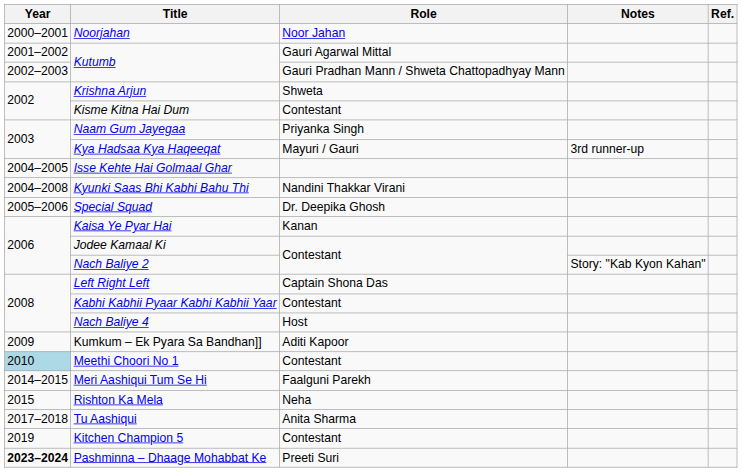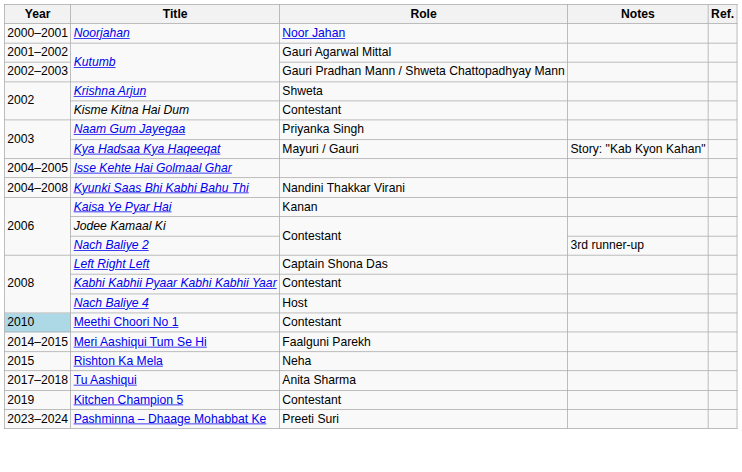(607, 149) 3rd runner-up -> (638, 149) Story: "Kab Kyon Kahan"
- row: (113, 206)
(638, 264) Story: "Kab Kyon Kahan" -> (607, 245) 3rd runner-up
- row: (168, 341)
(38, 457) bold -> (38, 419) normal
